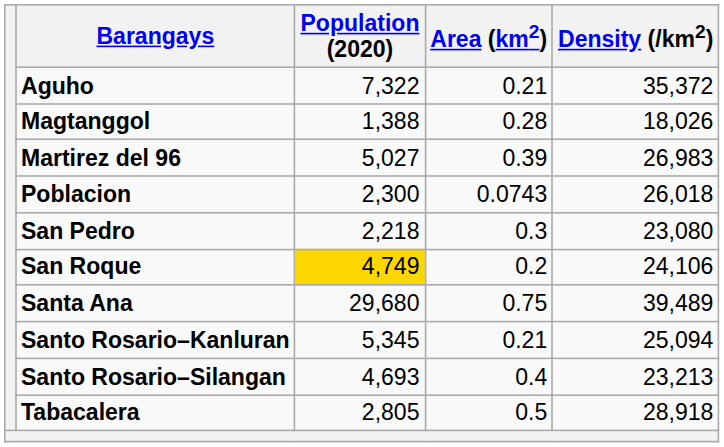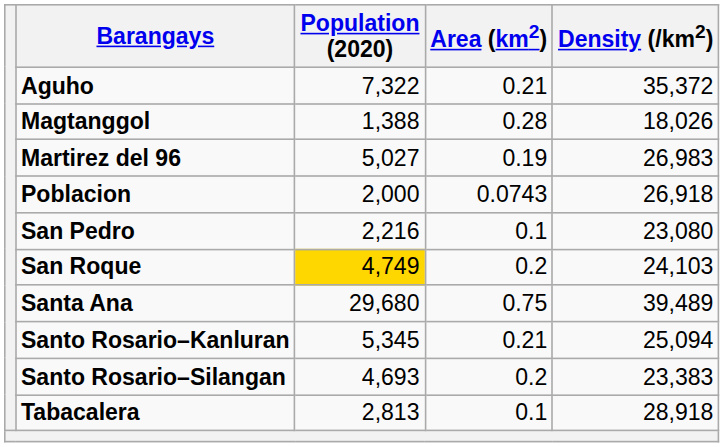(525, 158) 0.39 -> (525, 158) 0.19
(391, 195) 2,300 -> (391, 195) 2,000
(678, 195) 26,018 -> (678, 195) 26,918
(391, 231) 2,218 -> (391, 231) 2,216
(531, 231) 0.3 -> (531, 231) 0.1
(678, 267) 24,106 -> (678, 267) 24,103
(531, 377) 0.4 -> (531, 377) 0.2
(678, 377) 23,213 -> (678, 377) 23,383
(391, 413) 2,805 -> (391, 413) 2,813
(531, 413) 0.5 -> (531, 413) 0.1
